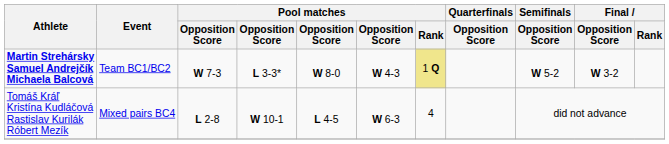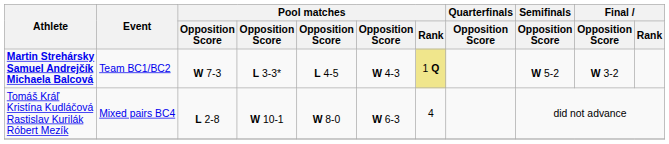(326, 75) W 8-0 -> (326, 75) L 4-5
(326, 120) L 4-5 -> (326, 120) W 8-0
